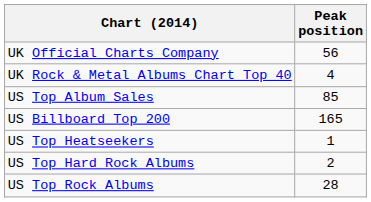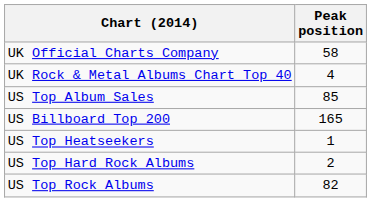(331, 53) 56 -> (331, 53) 58
(331, 185) 28 -> (331, 185) 82
